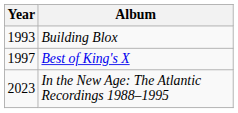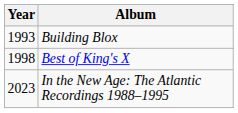(21, 59) 1997 -> (21, 59) 1998
